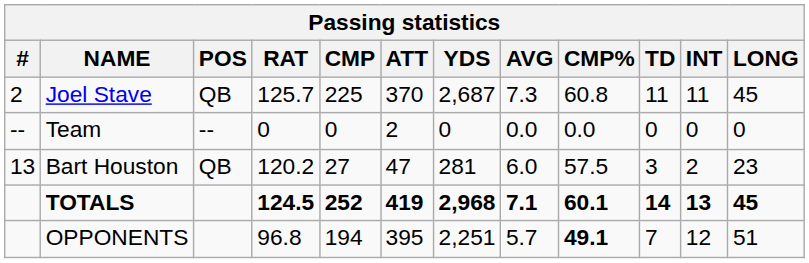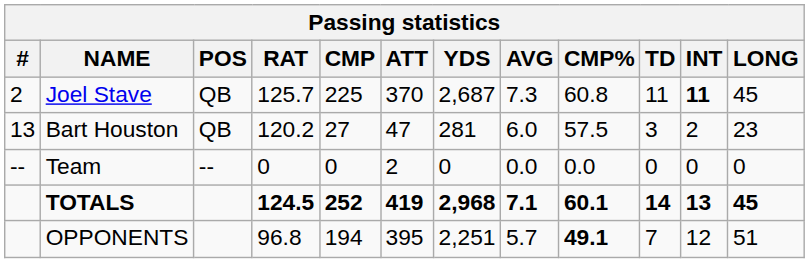(698, 94) normal -> (698, 94) bold
rows swapped: (112, 166) <-> (73, 130)
